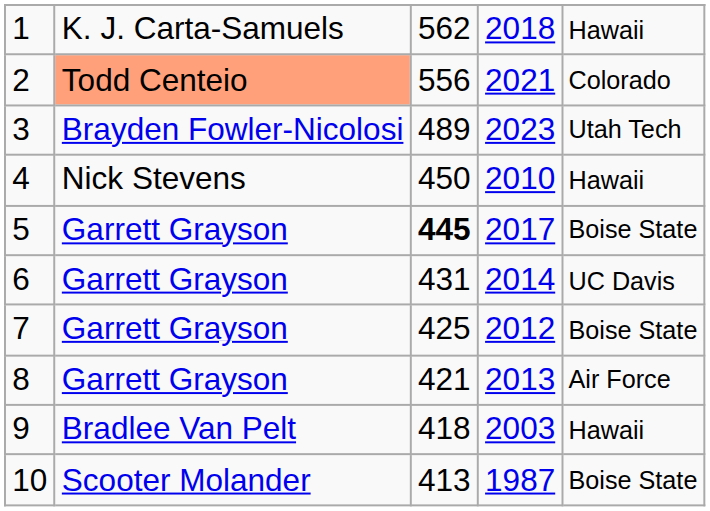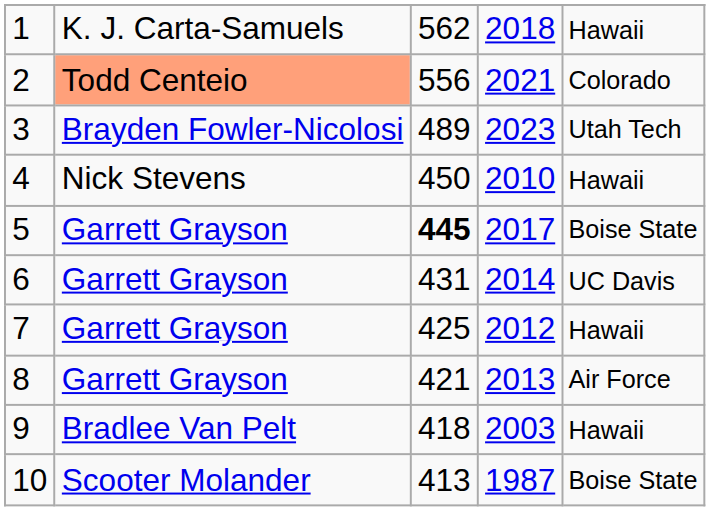(633, 330) Boise State -> (606, 330) Hawaii
